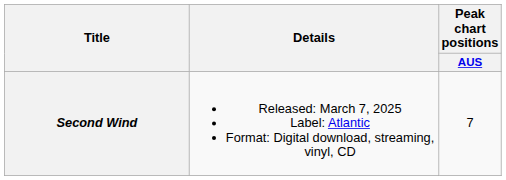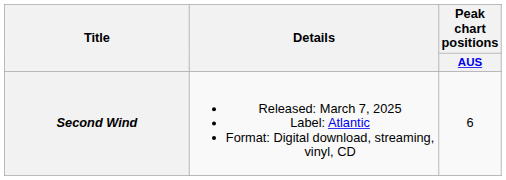(470, 123) 7 -> (470, 123) 6
